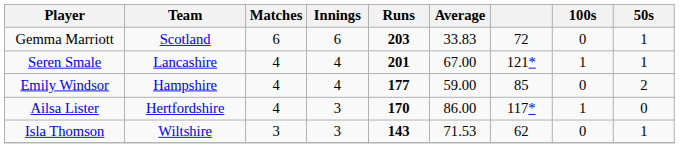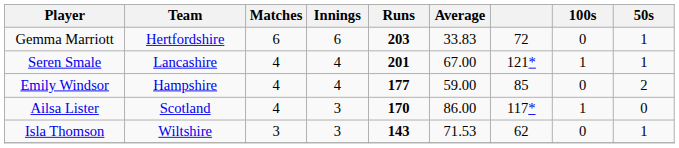(185, 39) Scotland -> (185, 39) Hertfordshire
(185, 108) Hertfordshire -> (185, 108) Scotland
